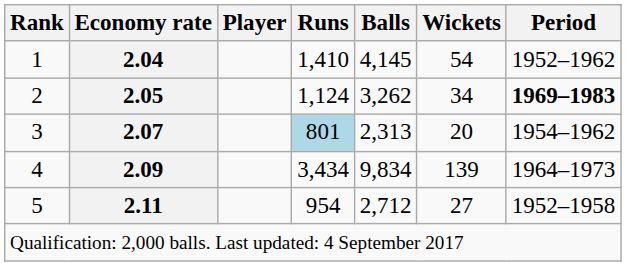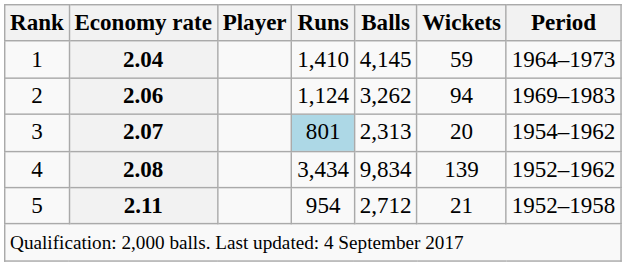(462, 59) 54 -> (462, 59) 59
(564, 59) 1952–1962 -> (564, 59) 1964–1973
(143, 95) 2.05 -> (143, 95) 2.06
(462, 95) 34 -> (462, 95) 94
(564, 95) bold -> (564, 95) normal
(143, 168) 2.09 -> (143, 168) 2.08
(564, 168) 1964–1973 -> (564, 168) 1952–1962
(462, 205) 27 -> (462, 205) 21
